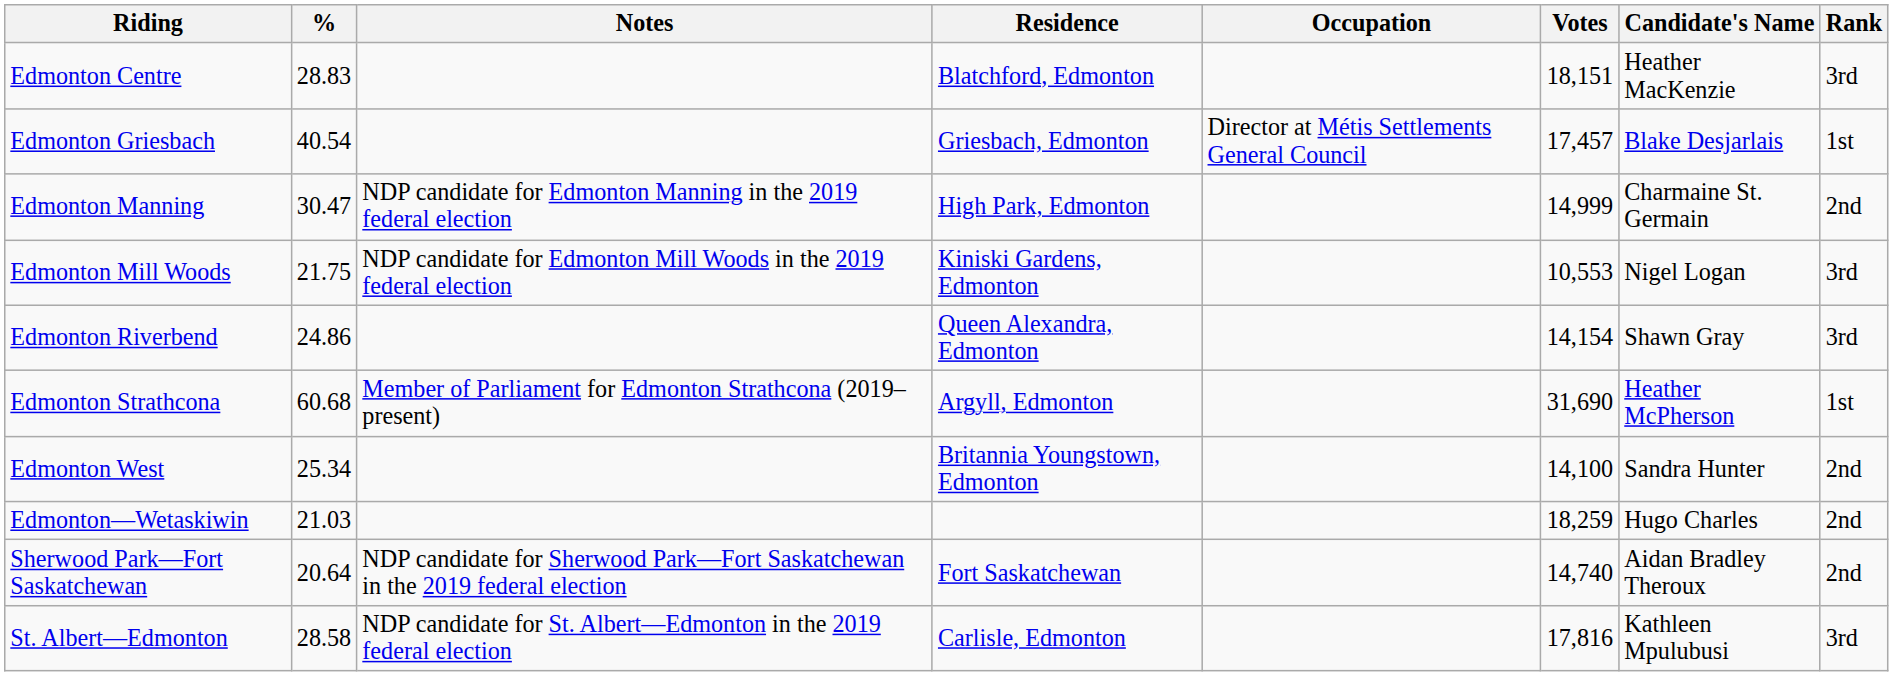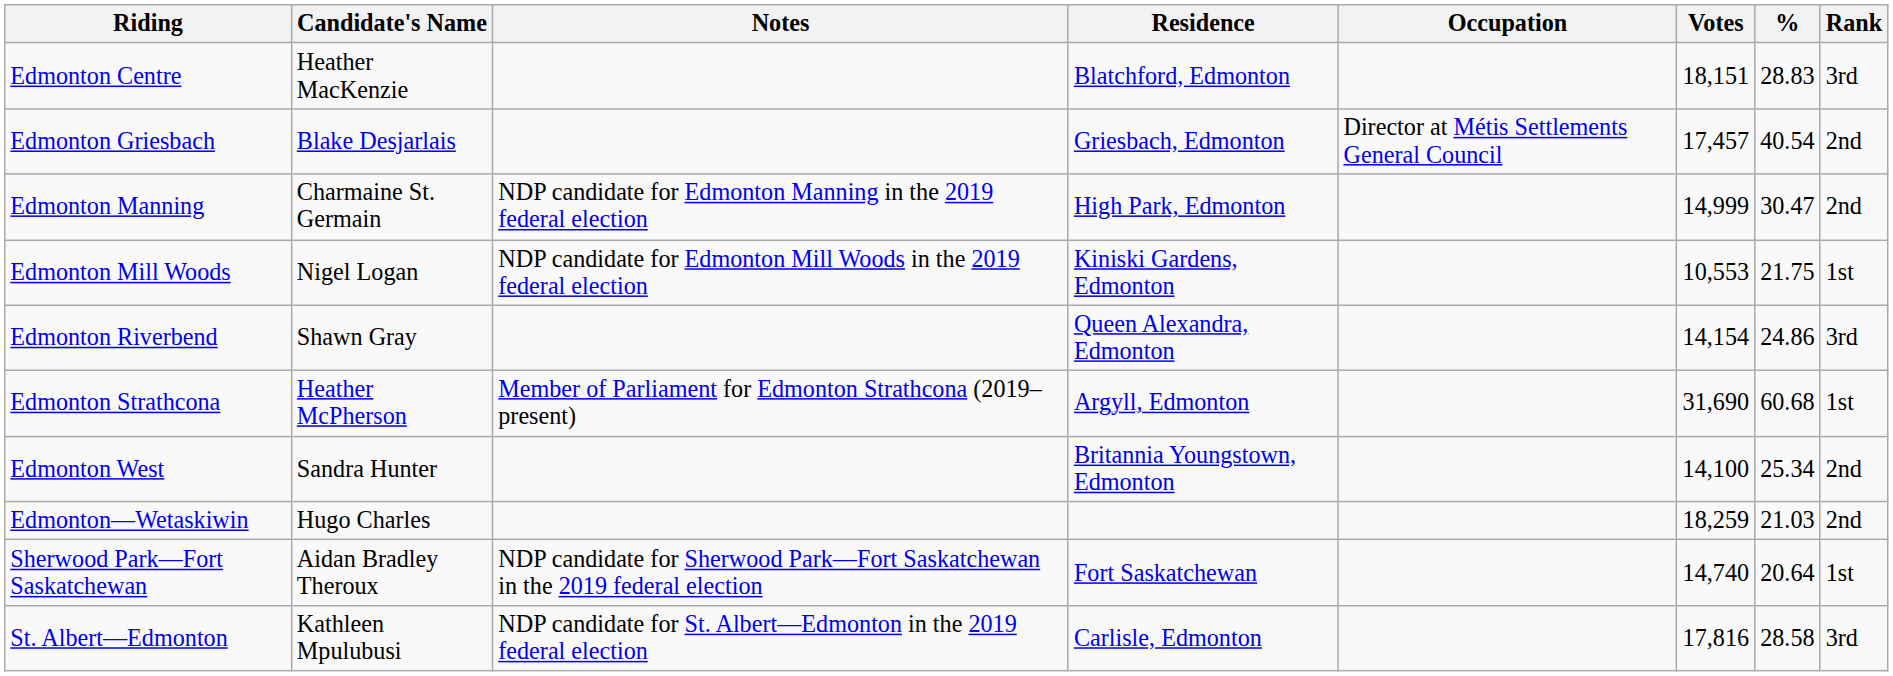columns swapped: (1719, 23) <-> (324, 23)
(1840, 141) 1st -> (1844, 141) 2nd
(1842, 272) 3rd -> (1840, 272) 1st
(1844, 572) 2nd -> (1840, 572) 1st
